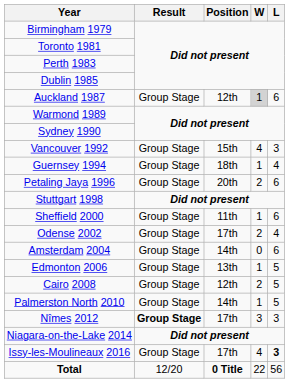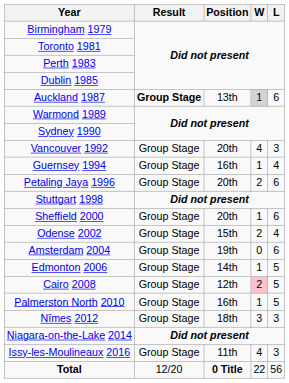(169, 98) normal -> (169, 98) bold
(227, 98) 12th -> (227, 98) 13th
(227, 149) 15th -> (227, 149) 20th
(227, 166) 18th -> (227, 166) 16th
(227, 217) 11th -> (227, 217) 20th
(227, 234) 17th -> (227, 234) 15th
(227, 251) 14th -> (227, 251) 19th
(227, 268) 13th -> (227, 268) 14th
(259, 285) no background -> (259, 285) pink background
(227, 302) 14th -> (227, 302) 16th
(169, 319) bold -> (169, 319) normal
(227, 319) 17th -> (227, 319) 18th
(227, 353) 17th -> (227, 353) 11th
(276, 353) bold -> (276, 353) normal
